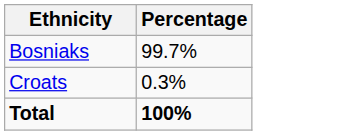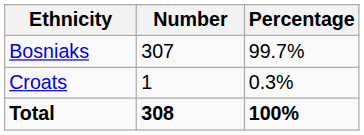+ column: (190, 20)
